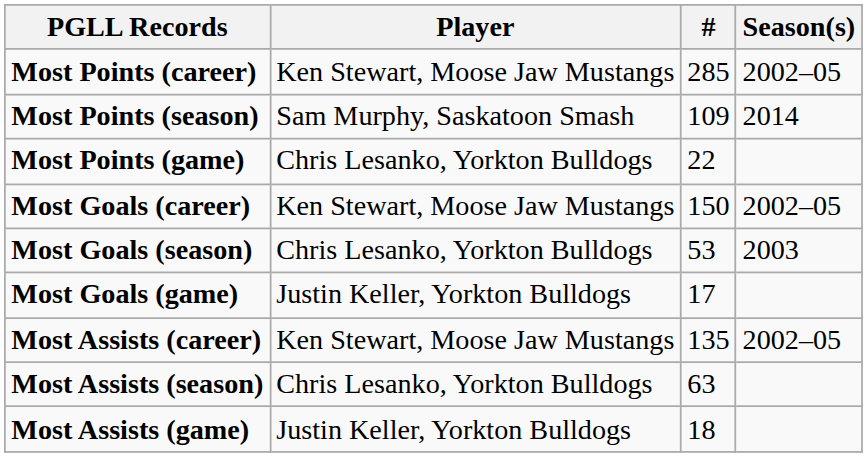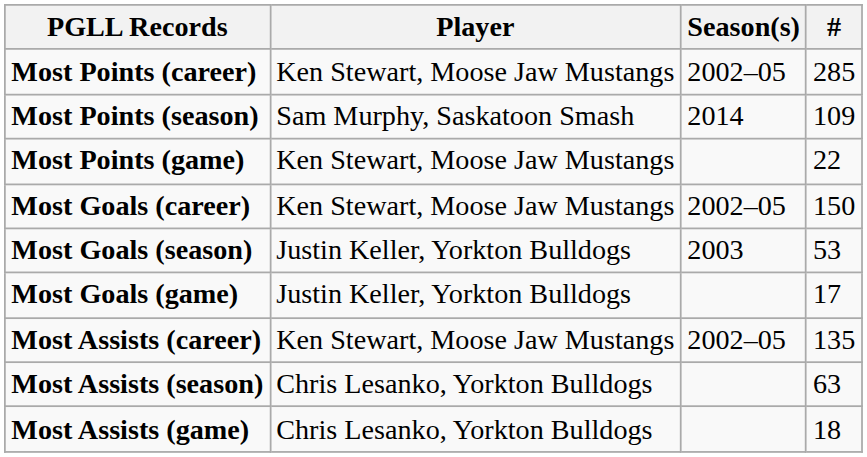columns swapped: (708, 26) <-> (799, 26)
(464, 160) Chris Lesanko, Yorkton Bulldogs -> (475, 160) Ken Stewart, Moose Jaw Mustangs
(464, 250) Chris Lesanko, Yorkton Bulldogs -> (454, 250) Justin Keller, Yorkton Bulldogs
(454, 428) Justin Keller, Yorkton Bulldogs -> (464, 428) Chris Lesanko, Yorkton Bulldogs
